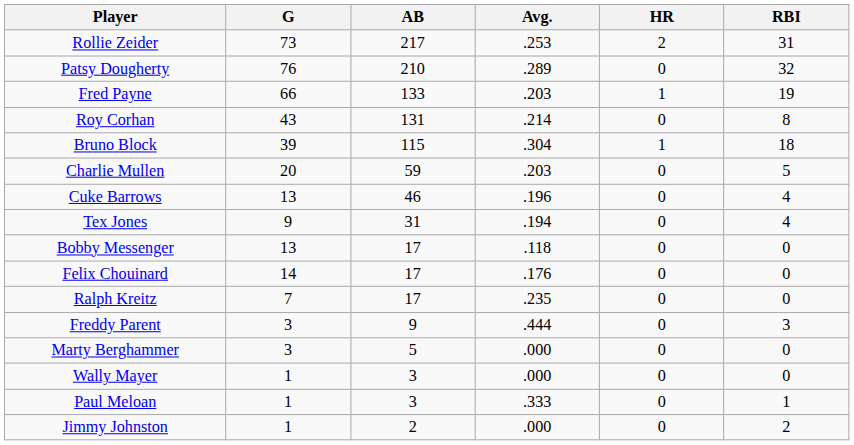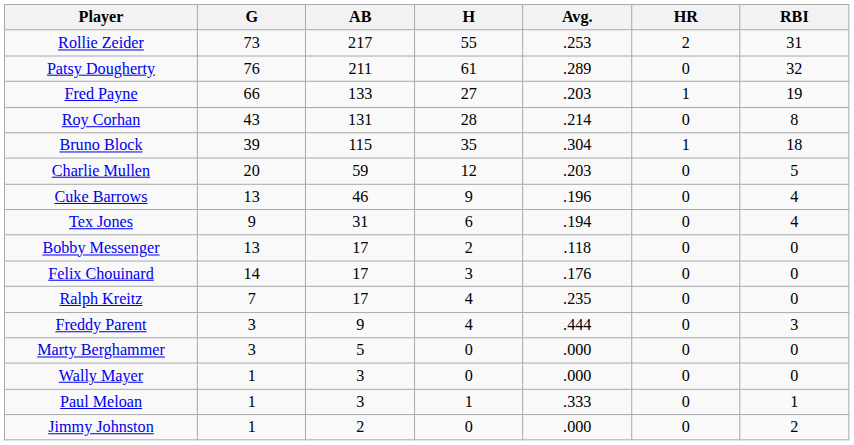+ column: (469, 17)
(413, 68) 210 -> (360, 68) 211
